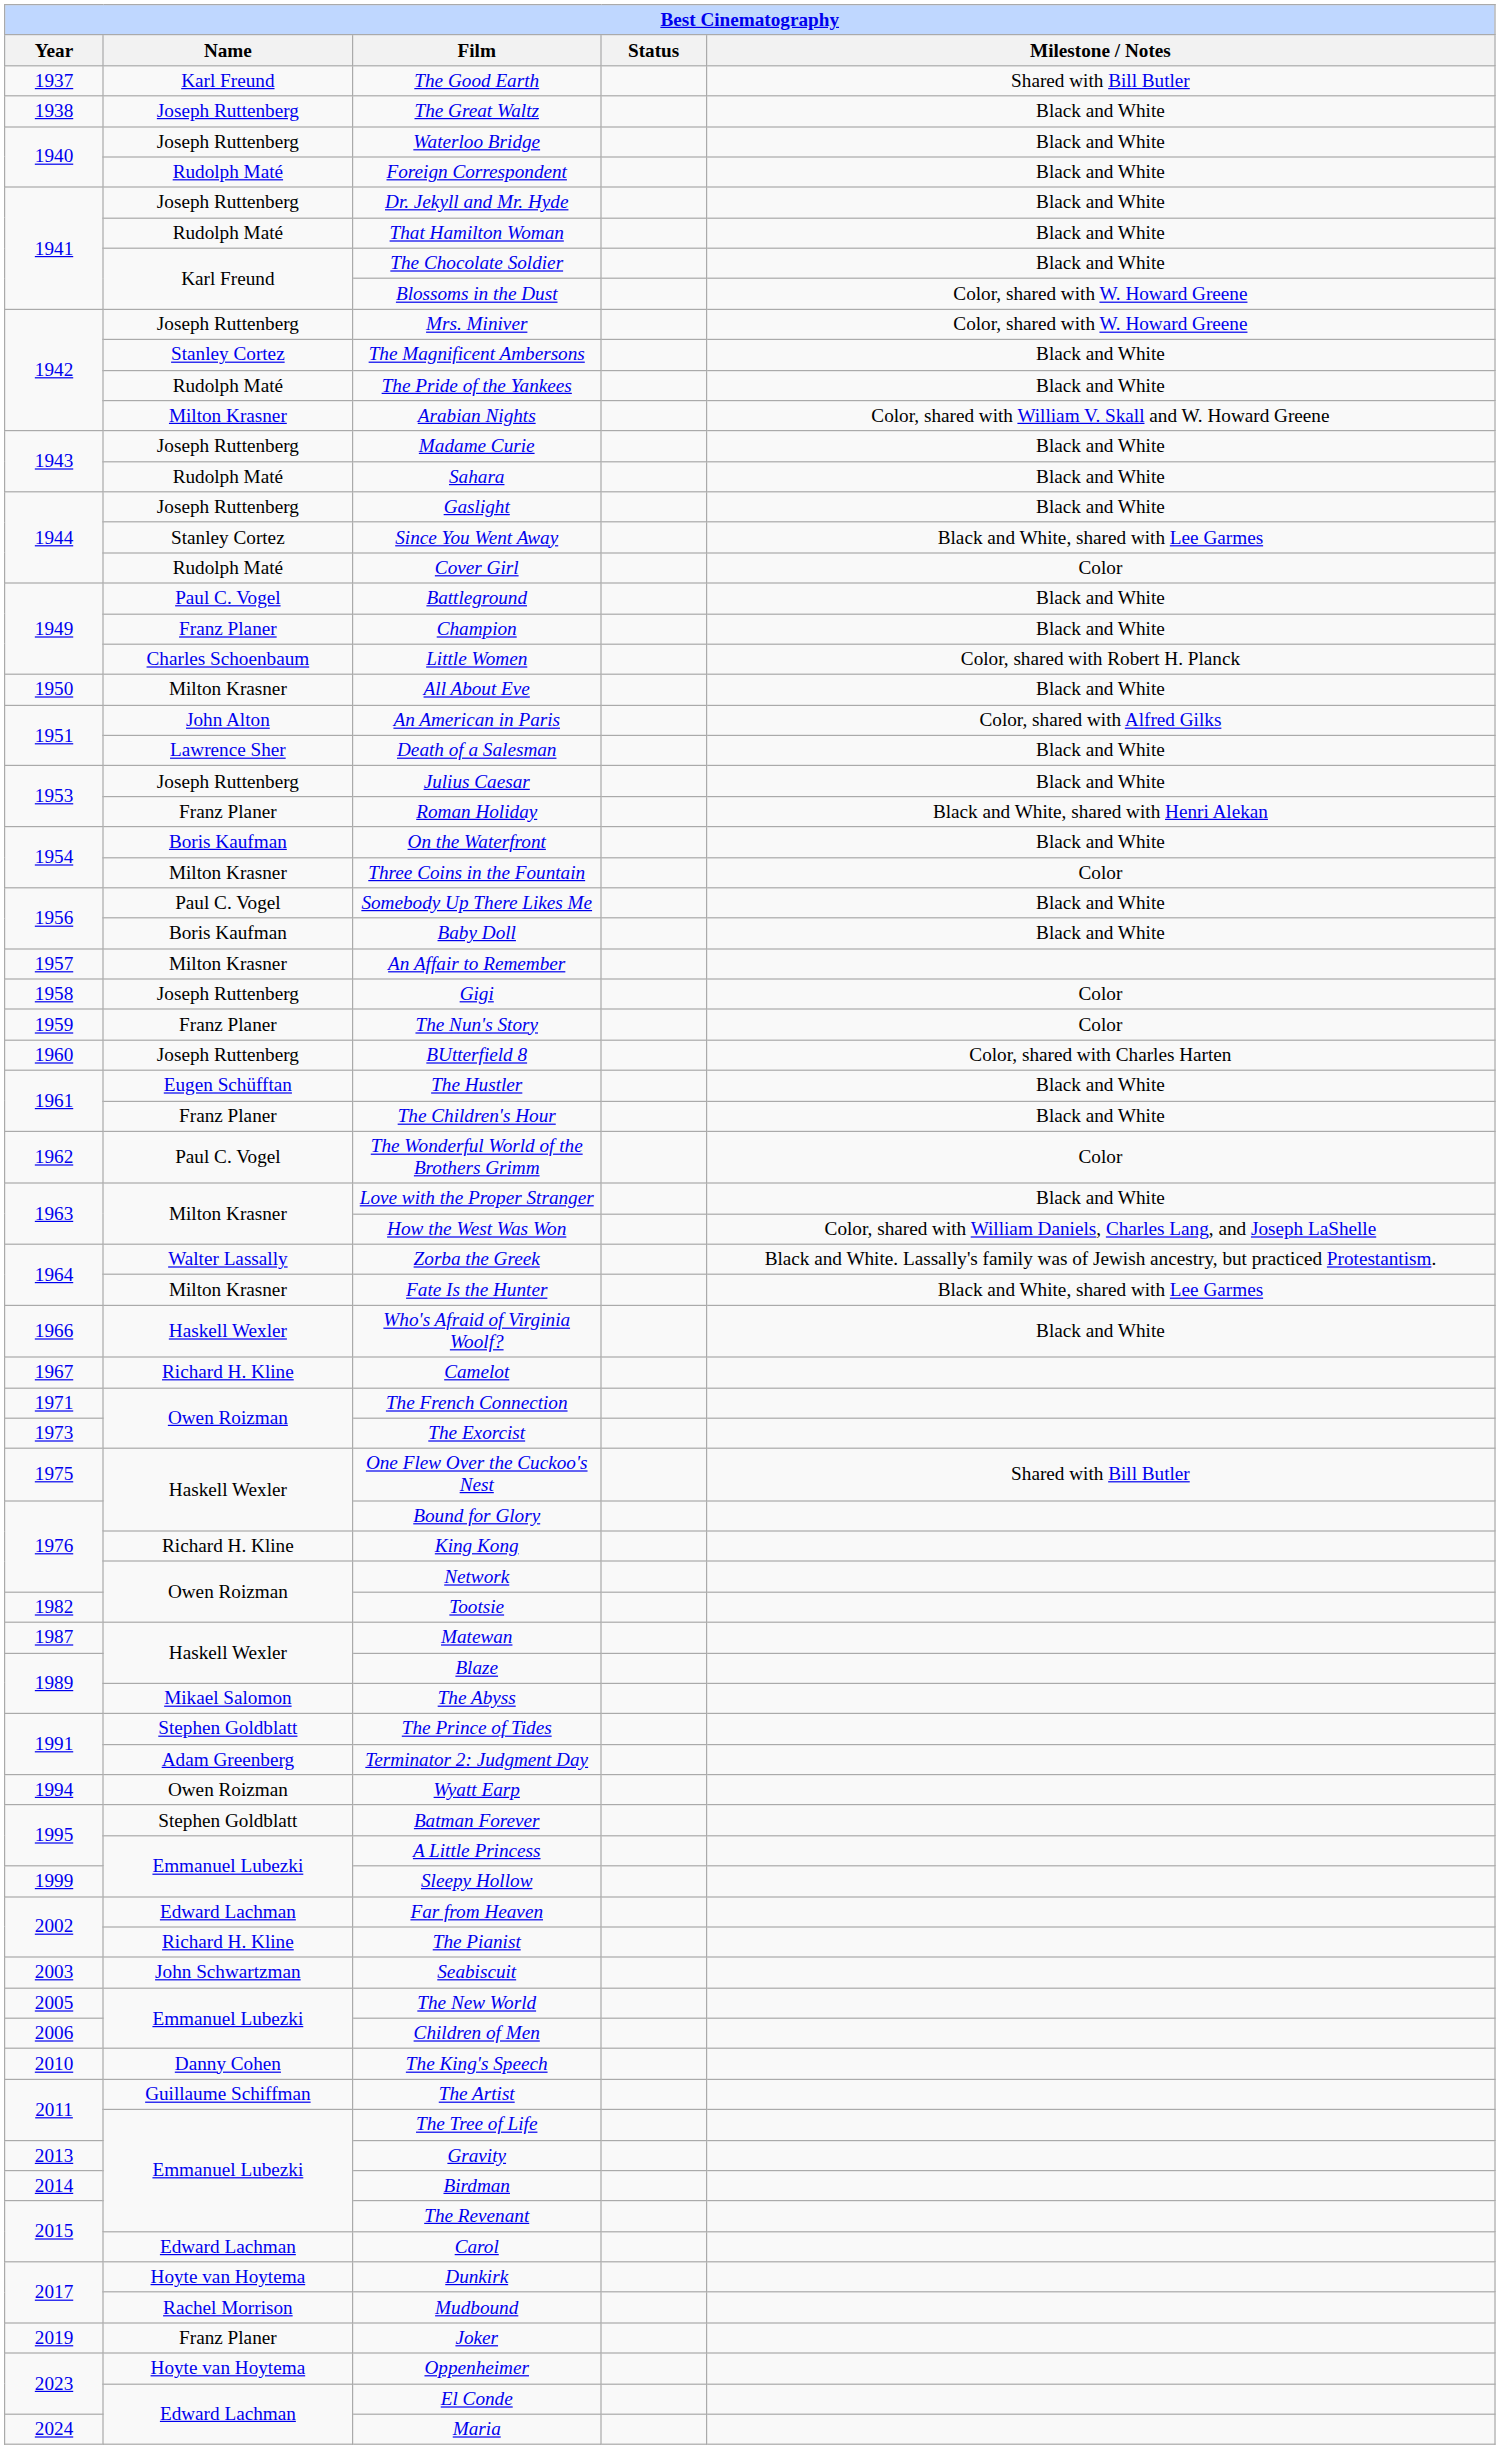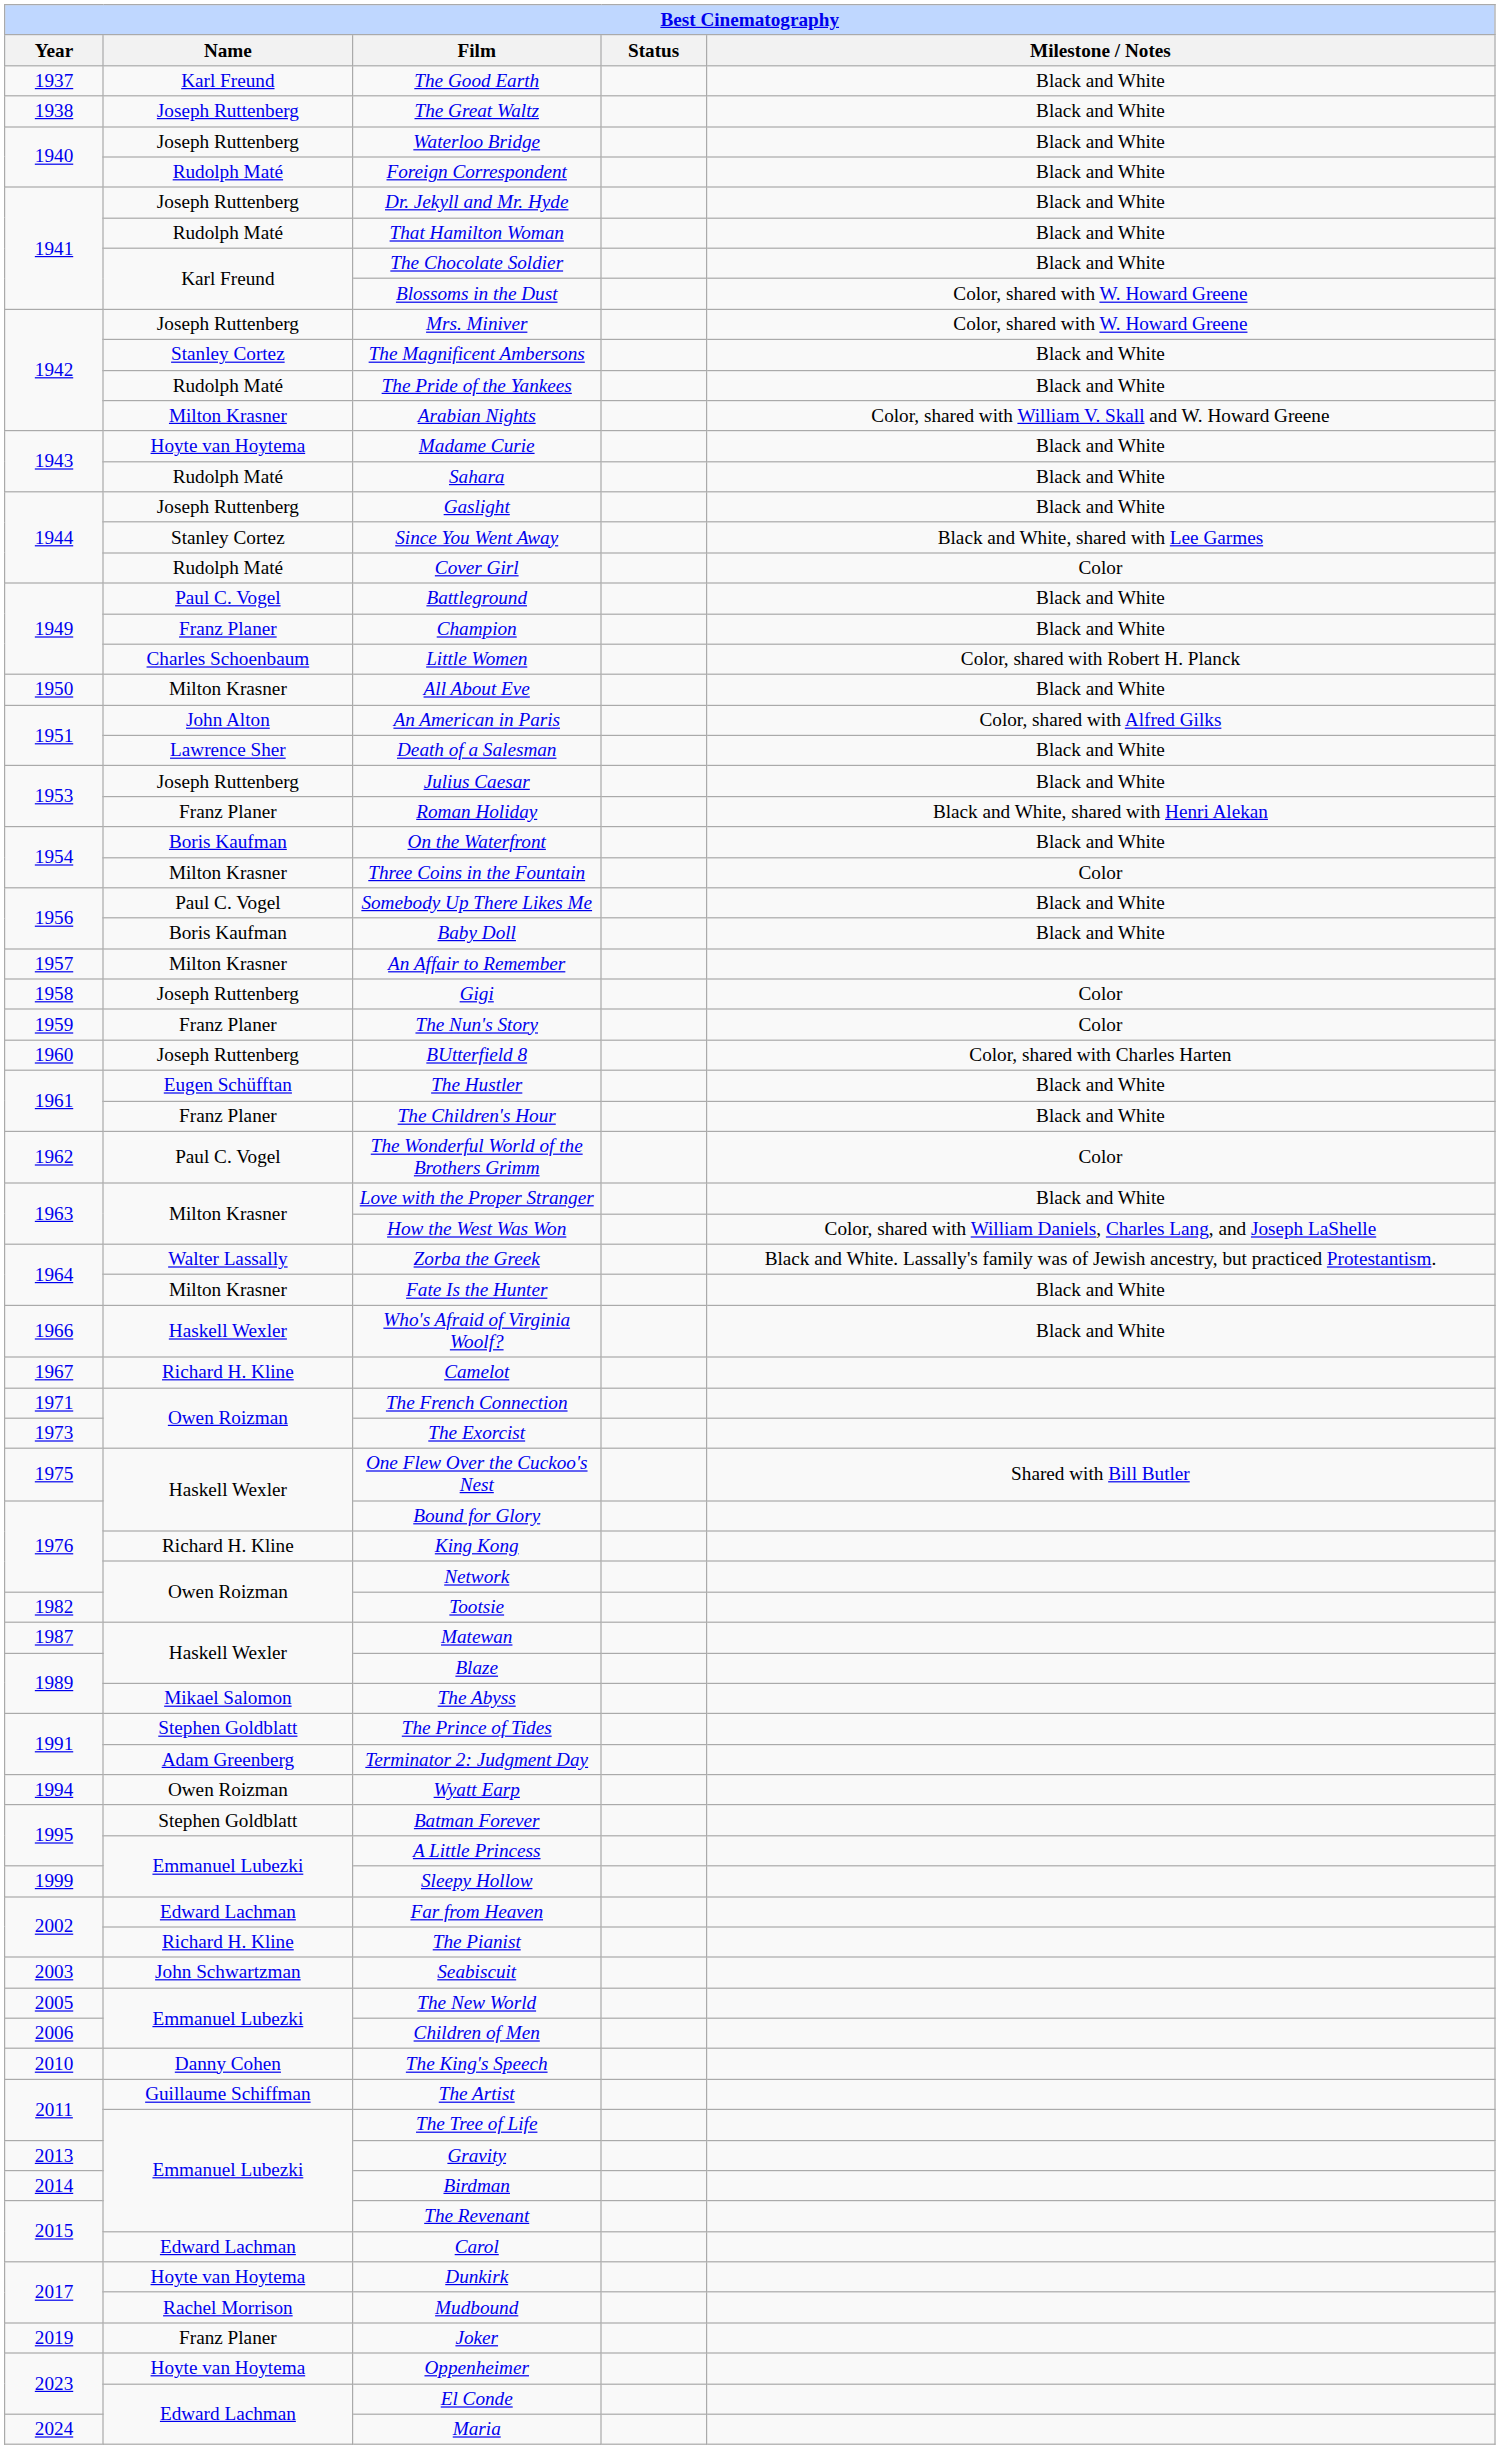(1100, 80) Shared with Bill Butler -> (1100, 80) Black and White
(228, 446) Joseph Ruttenberg -> (228, 446) Hoyte van Hoytema
(1100, 1289) Black and White, shared with Lee Garmes -> (1100, 1289) Black and White
